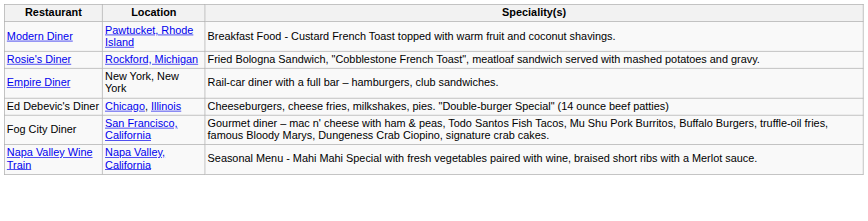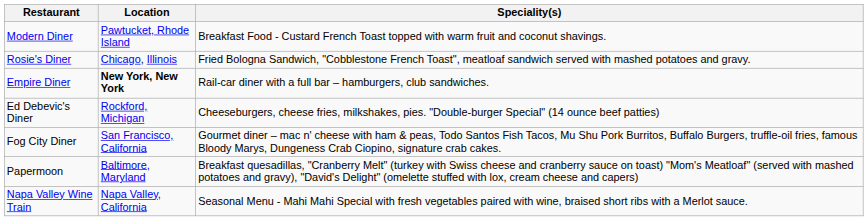(152, 59) Rockford, Michigan -> (139, 59) Chicago, Illinois
(142, 83) normal -> (139, 83) bold
(143, 106) Chicago, Illinois -> (124, 112) Rockford, Michigan
+ row: (35, 171)
